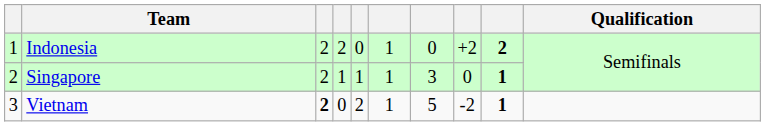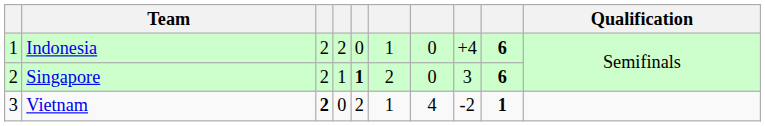(467, 47) +2 -> (467, 47) +4
(502, 47) 2 -> (502, 47) 6
(359, 76) normal -> (359, 76) bold
(389, 76) 1 -> (389, 76) 2
(432, 76) 3 -> (432, 76) 0
(467, 76) 0 -> (467, 76) 3
(502, 76) 1 -> (502, 76) 6
(432, 105) 5 -> (432, 105) 4
